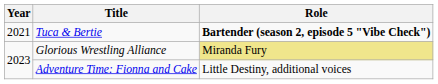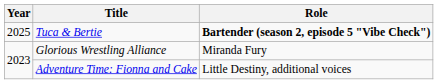(19, 32) 2021 -> (19, 32) 2025
(235, 50) khaki background -> (235, 50) no background
